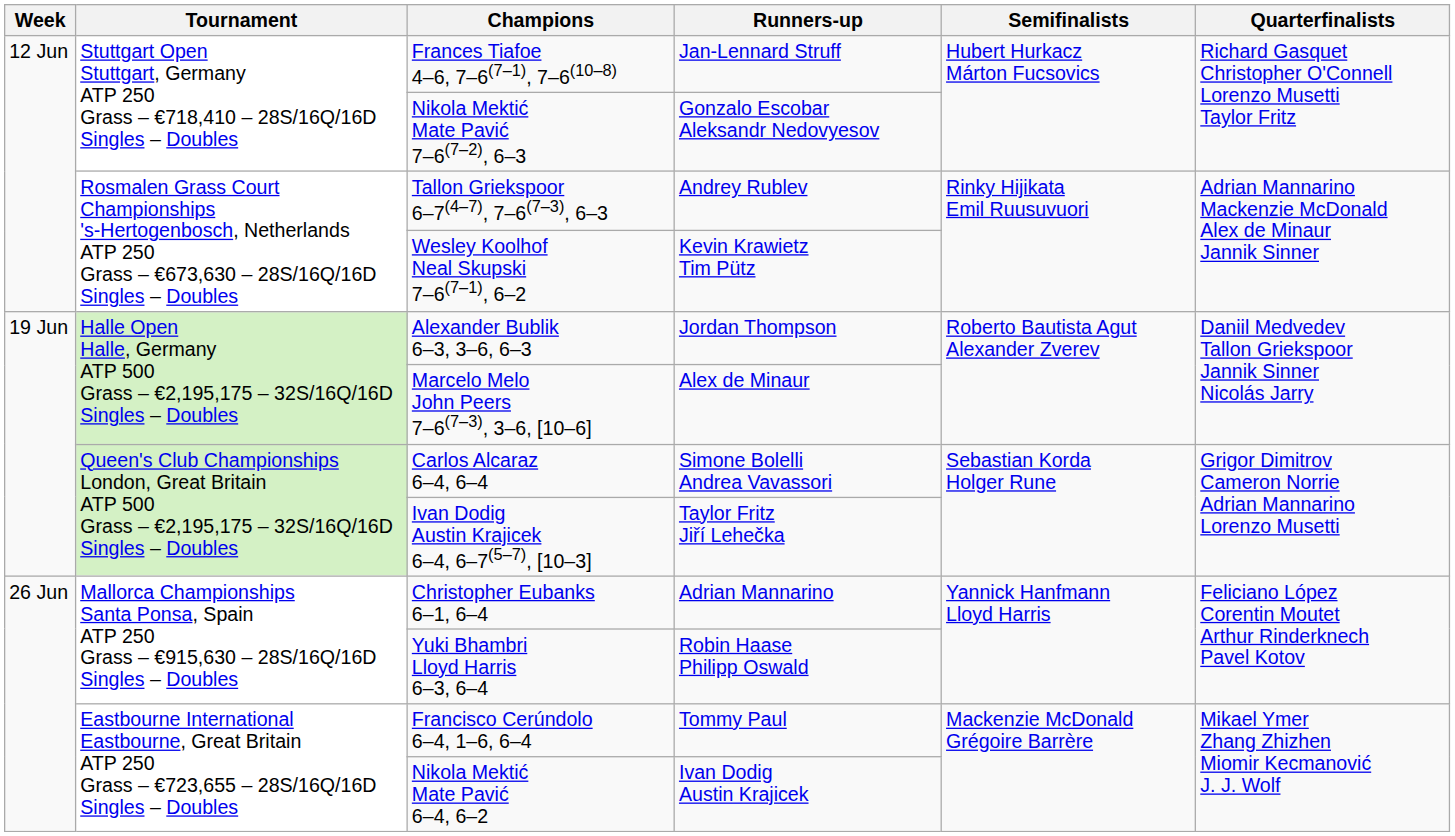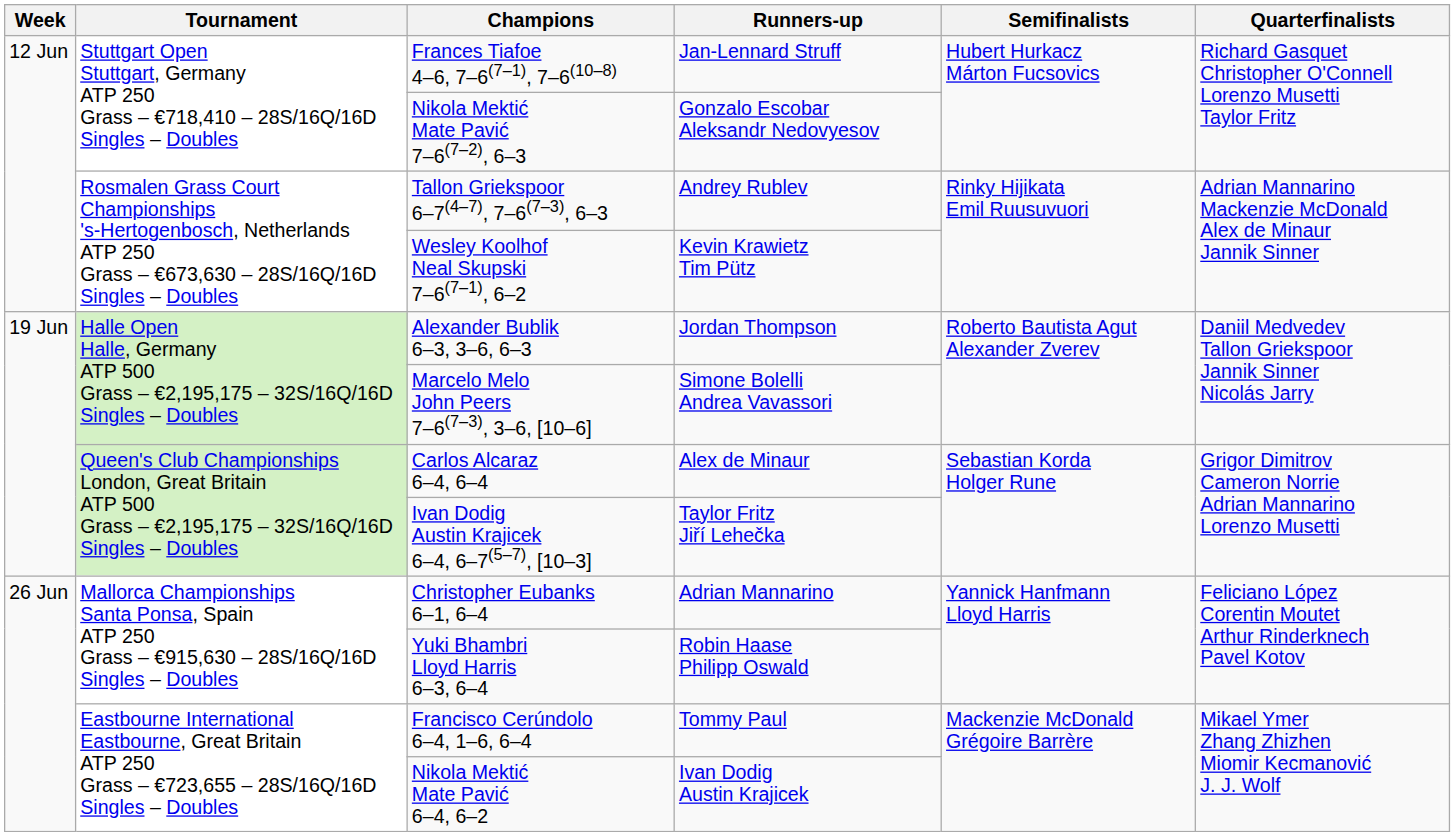(744, 381) Alex de Minaur -> (756, 392) Simone Bolelli Andrea Vavassori
(756, 471) Simone Bolelli Andrea Vavassori -> (744, 460) Alex de Minaur
